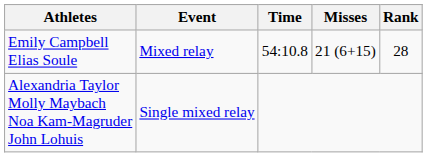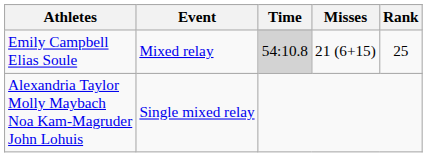(285, 51) no background -> (285, 51) lightgrey background
(401, 51) 28 -> (401, 51) 25
